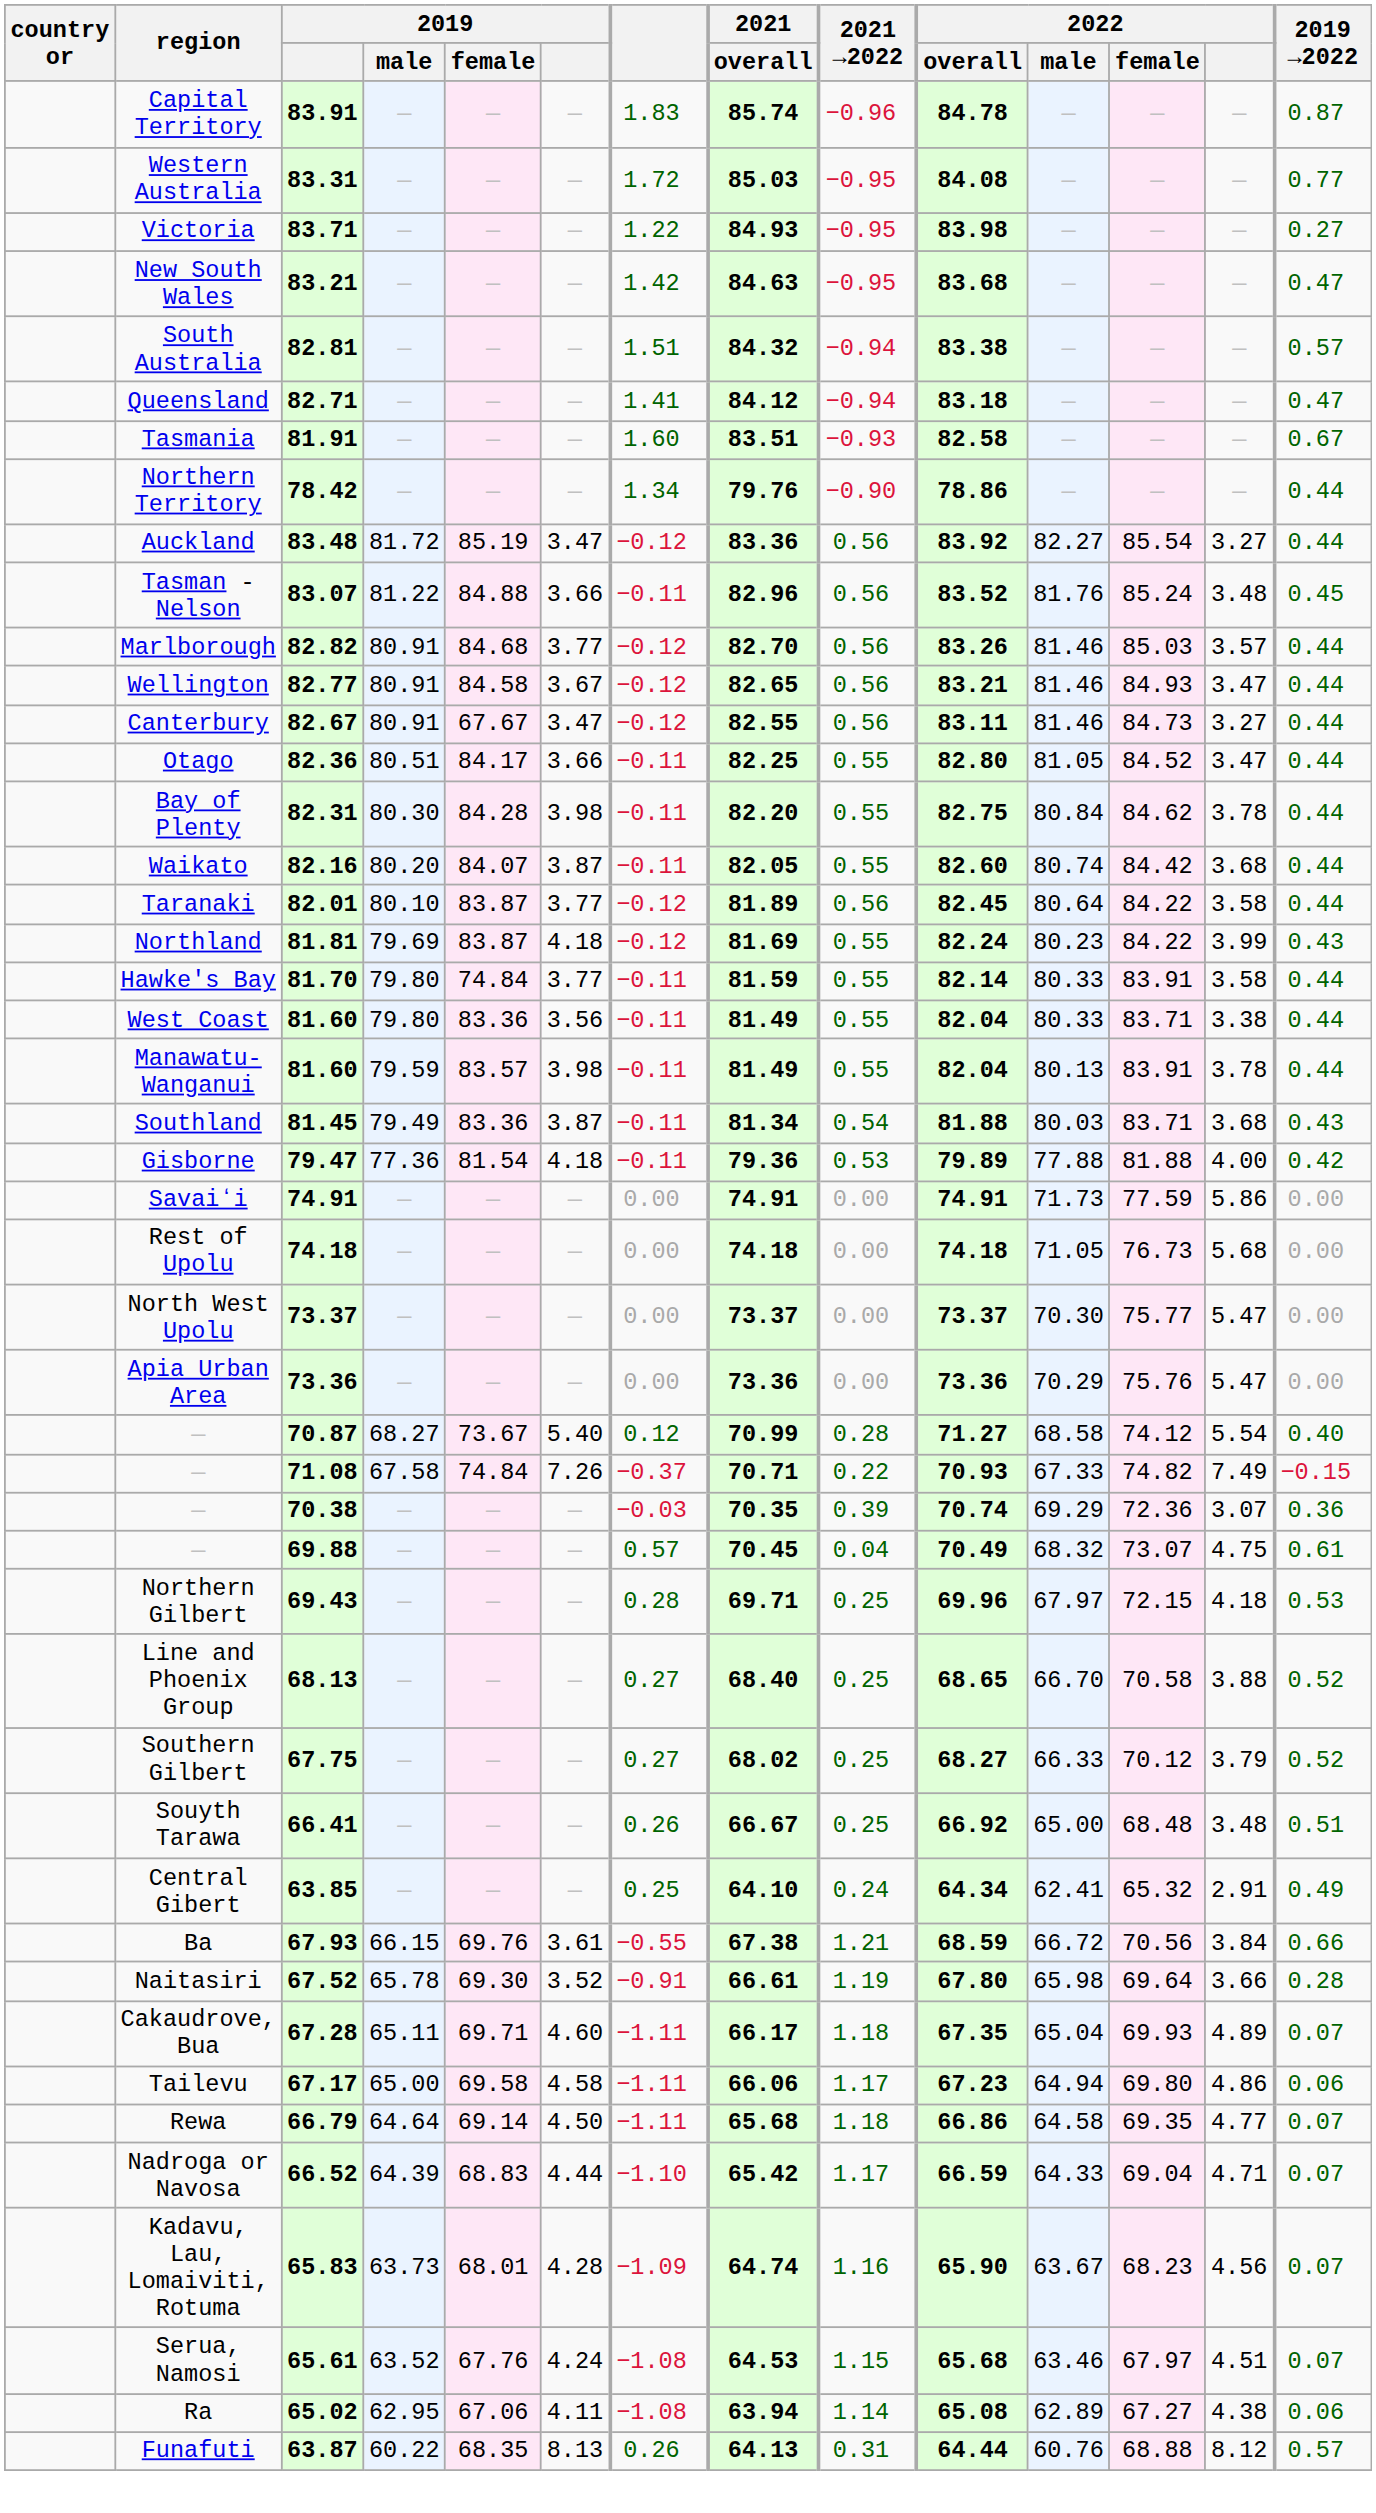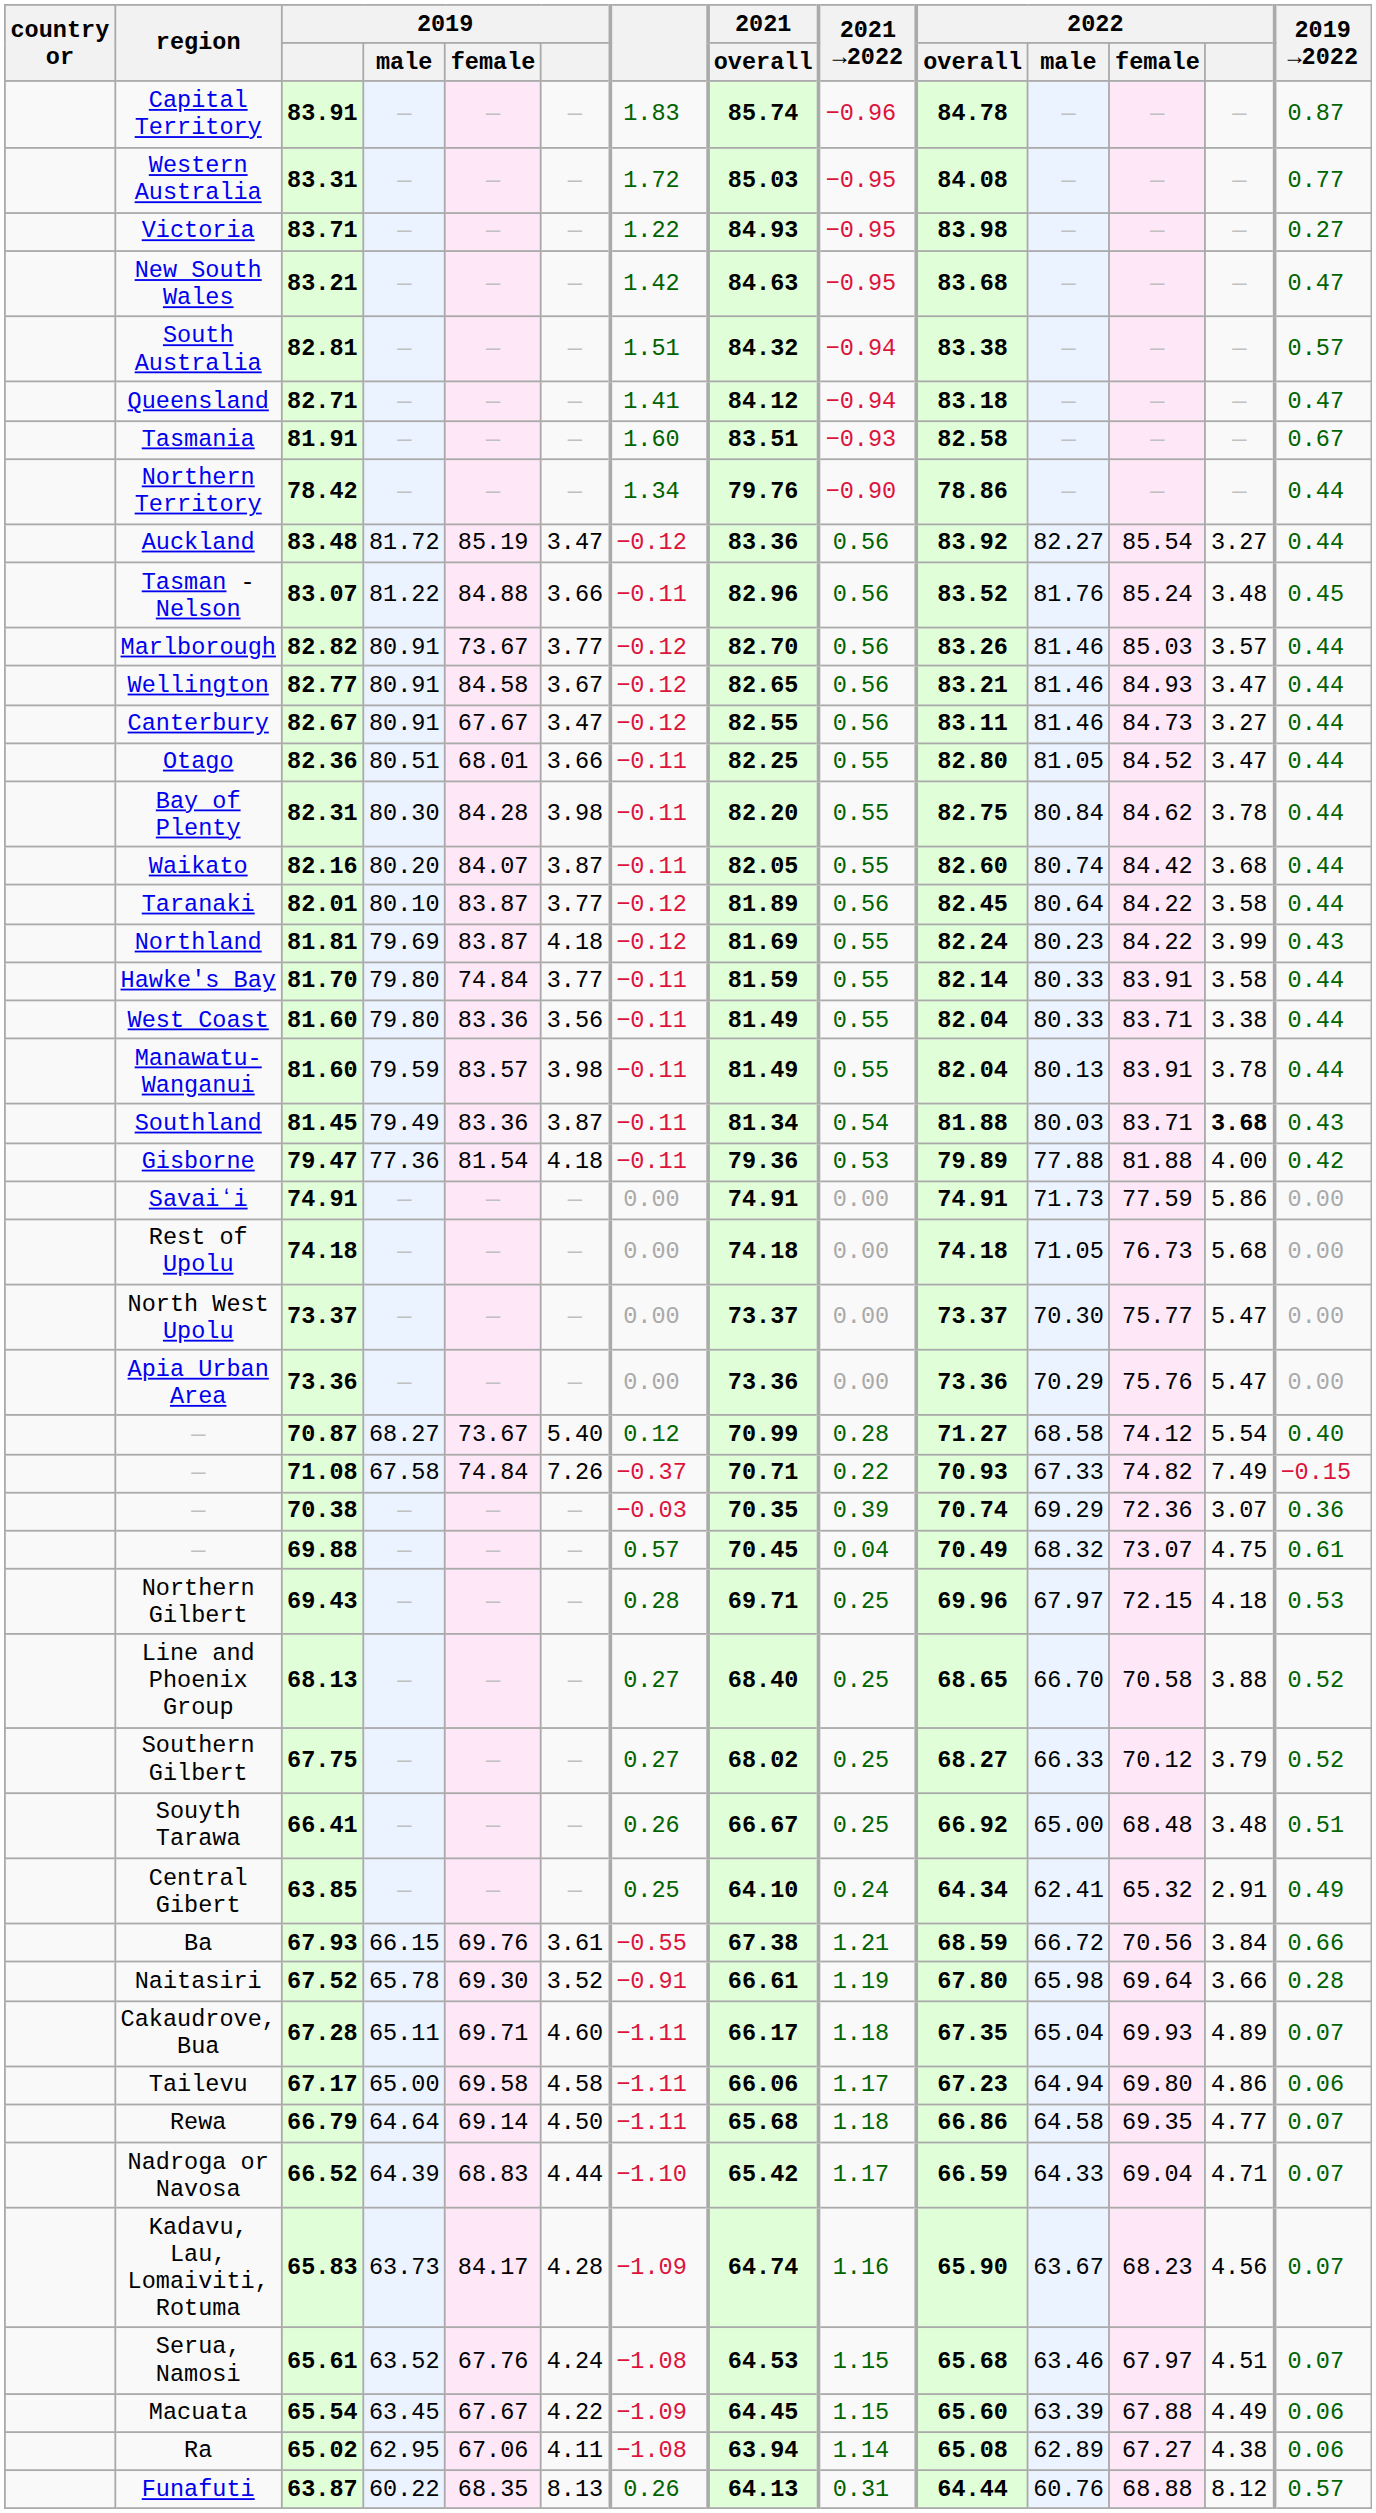(493, 647) 84.68 -> (493, 647) 73.67
(493, 762) 84.17 -> (493, 762) 68.01
(1239, 1123) normal -> (1239, 1123) bold
(493, 2268) 68.01 -> (493, 2268) 84.17
+ row: (198, 2413)
